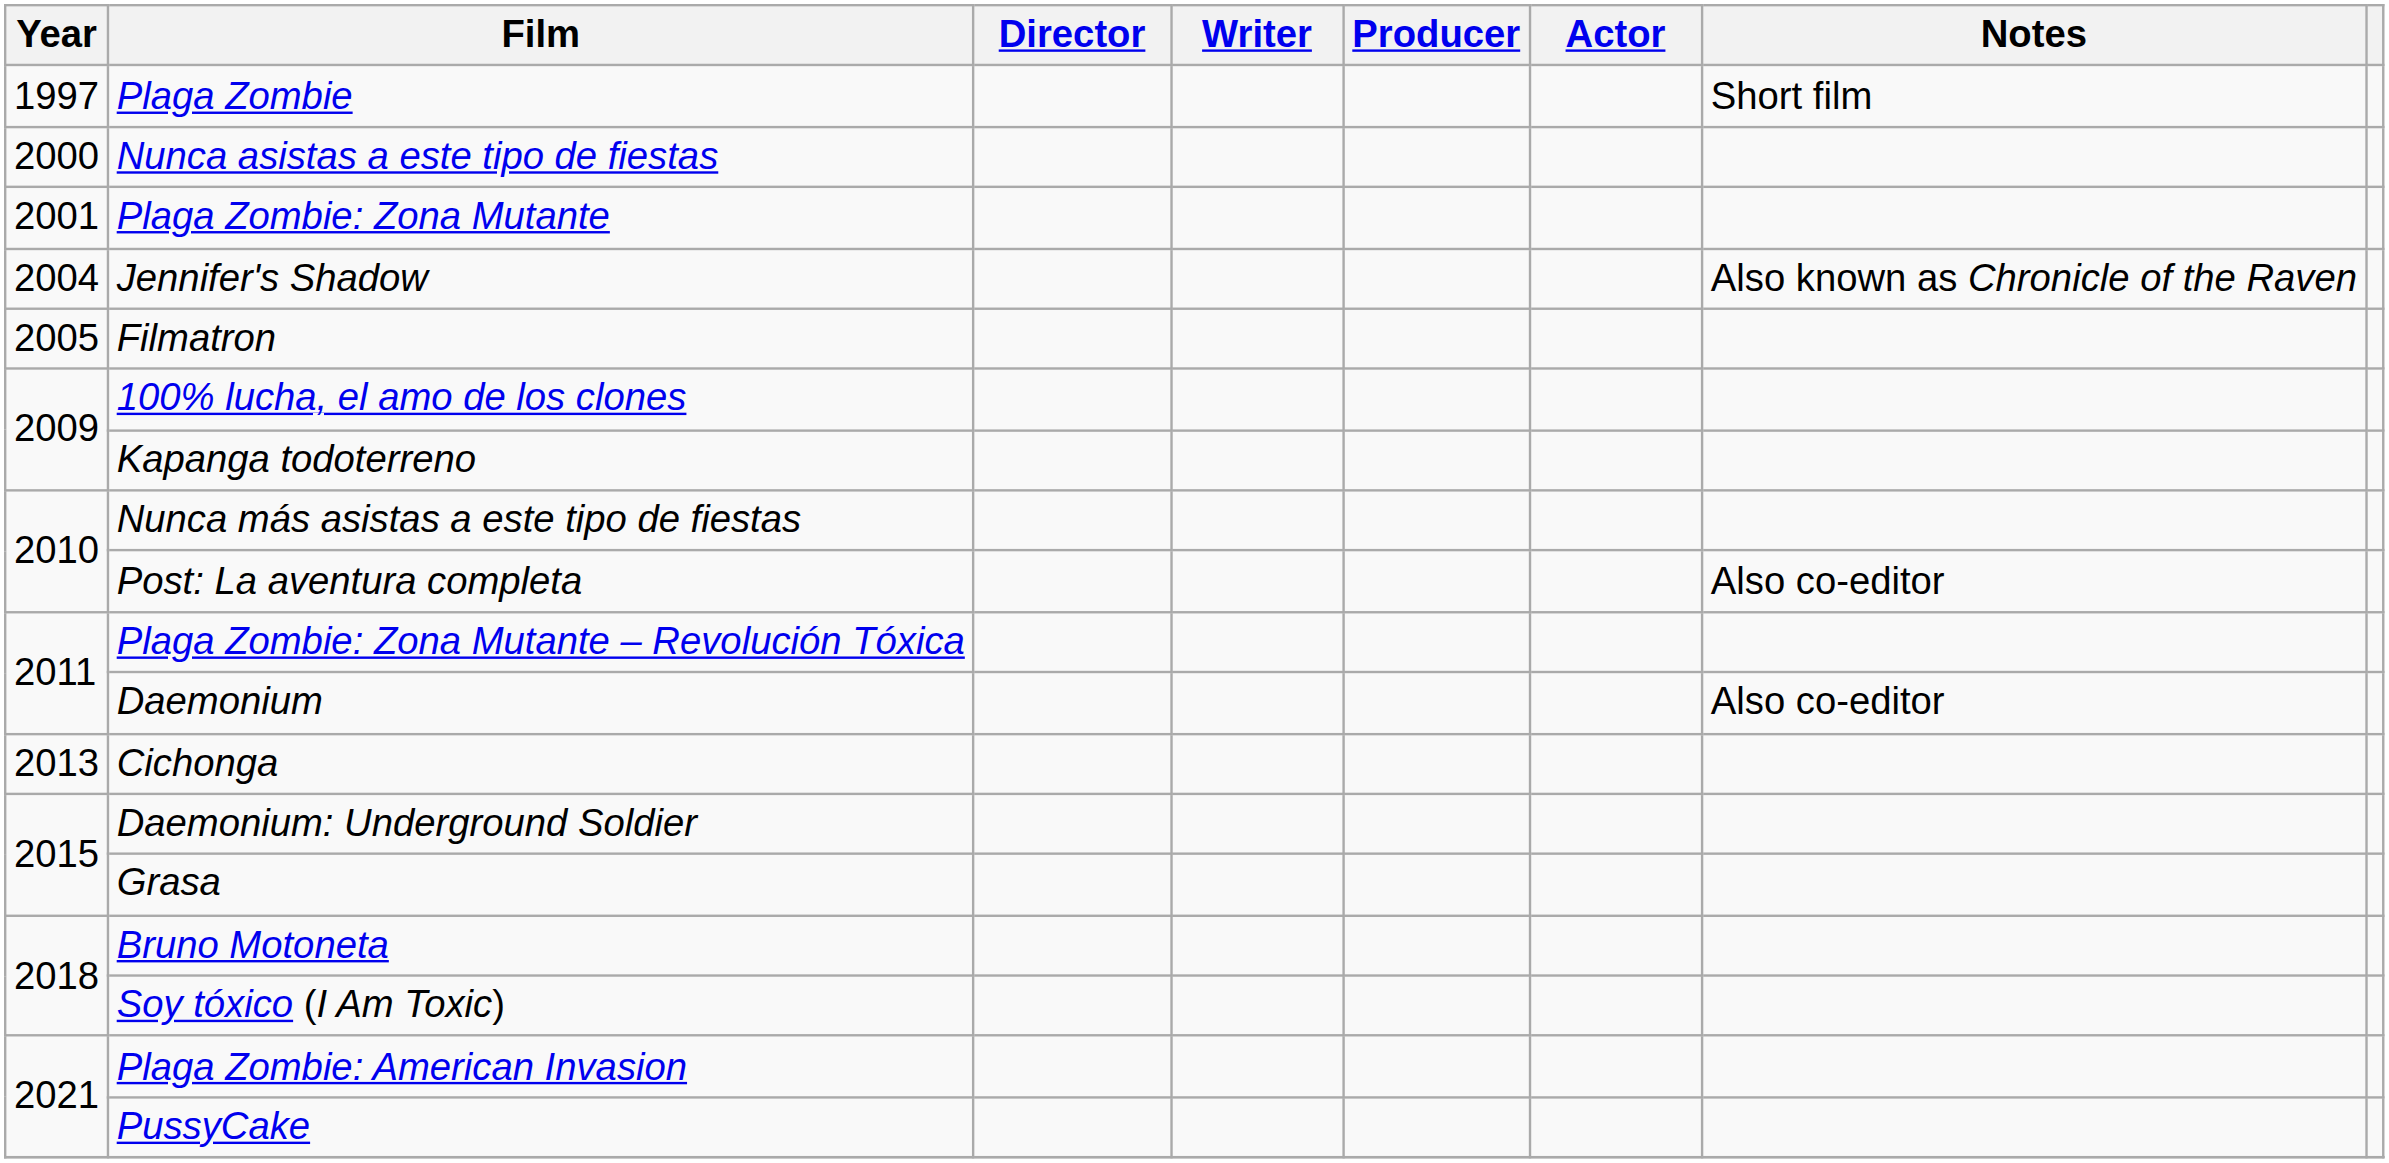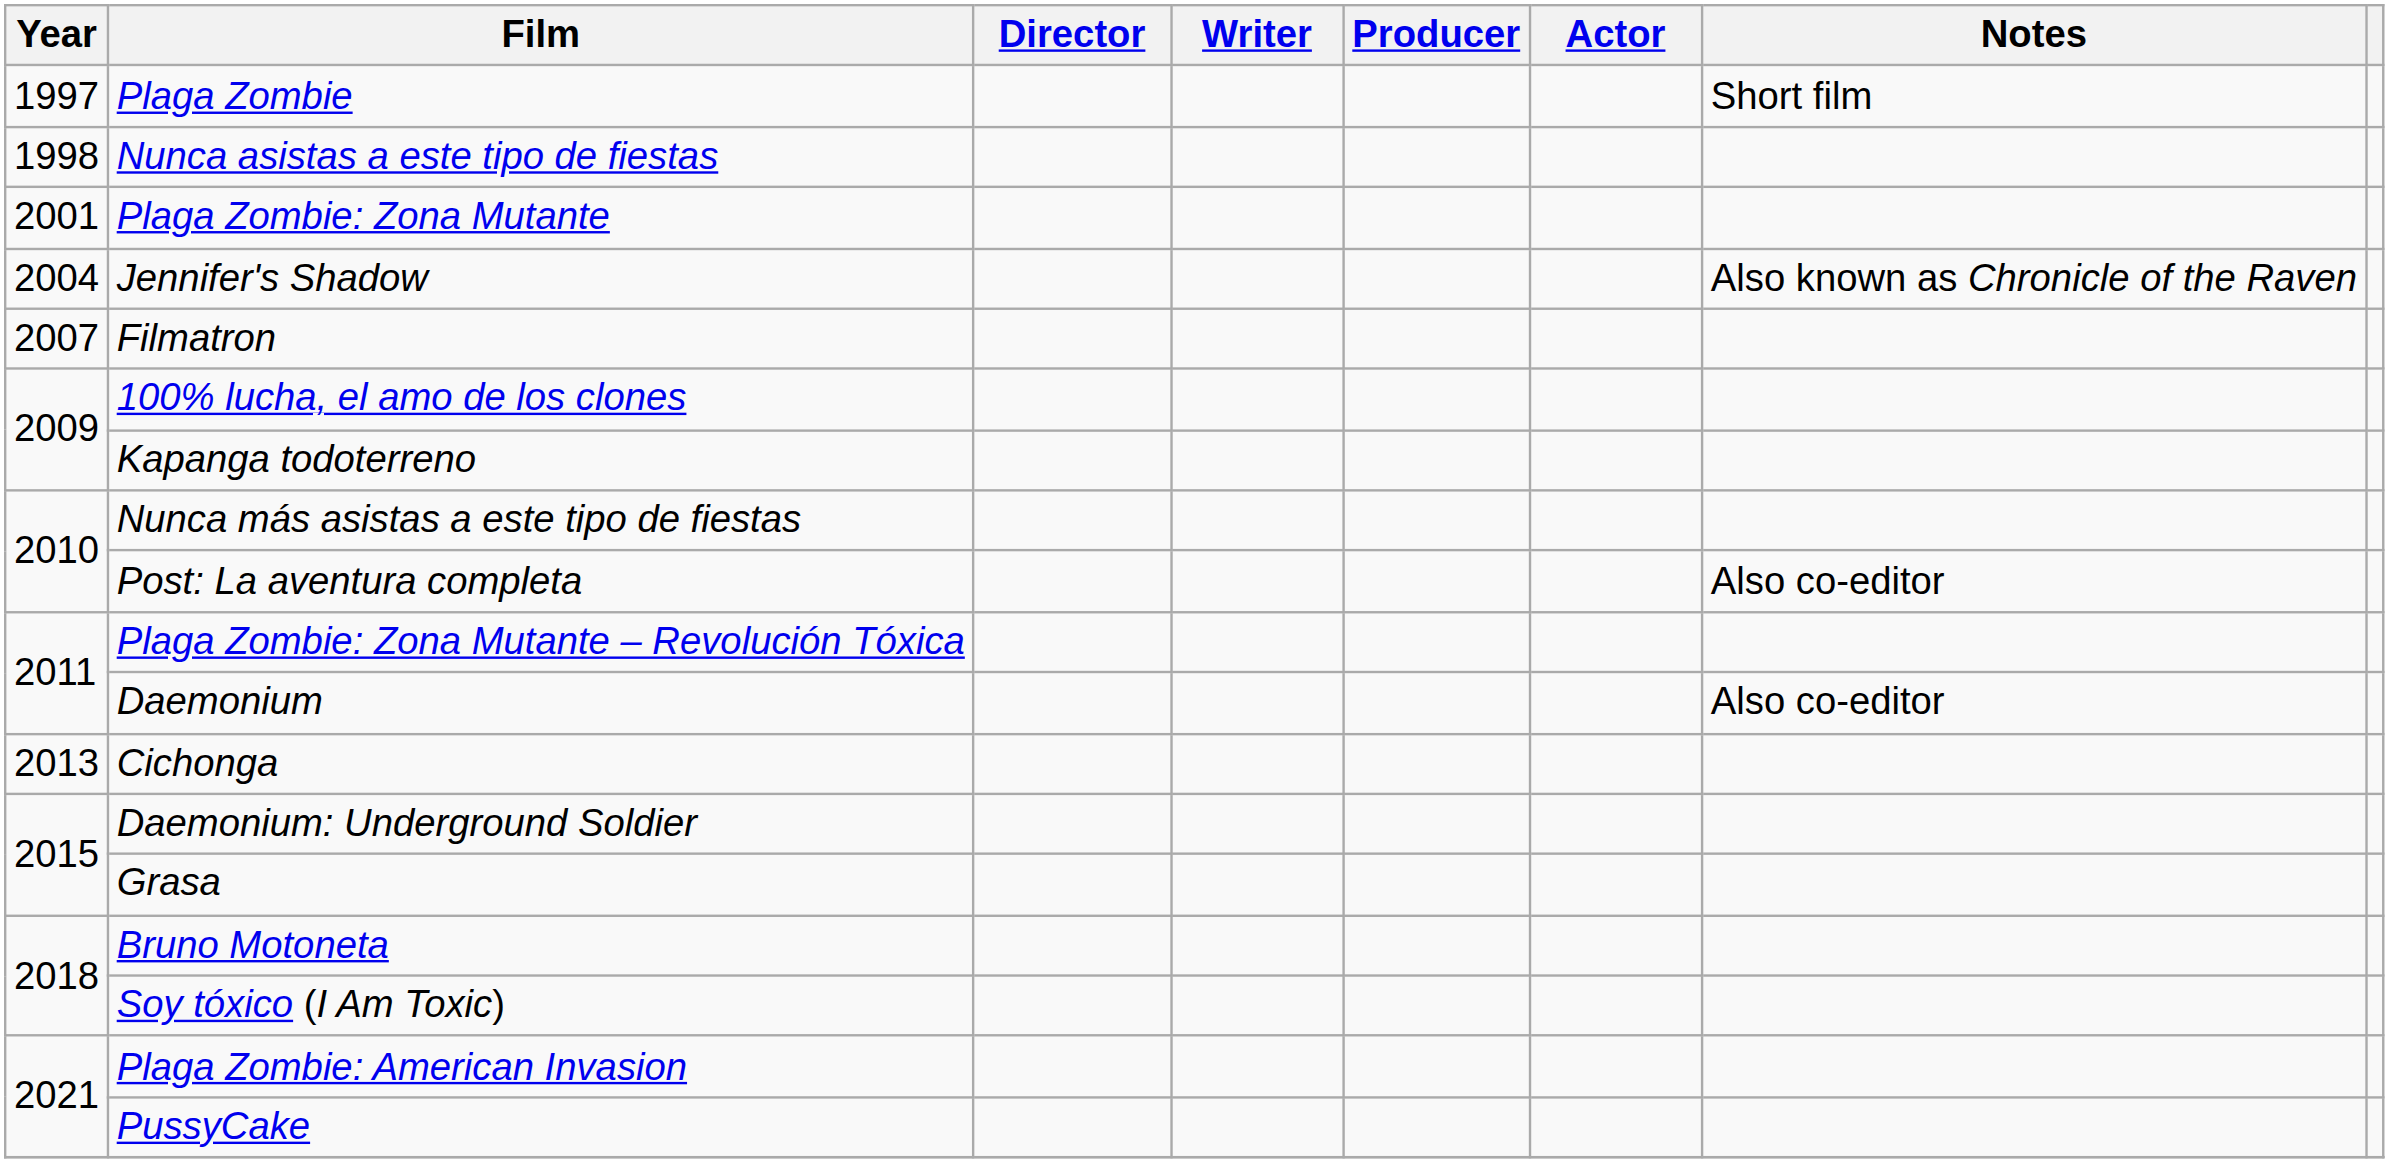(57, 156) 2000 -> (57, 156) 1998
(57, 338) 2005 -> (57, 338) 2007
